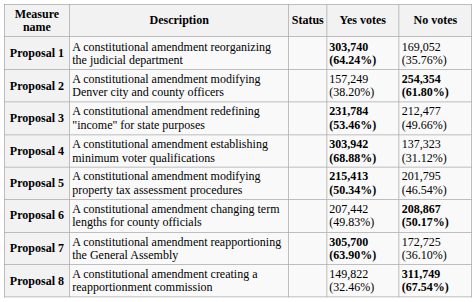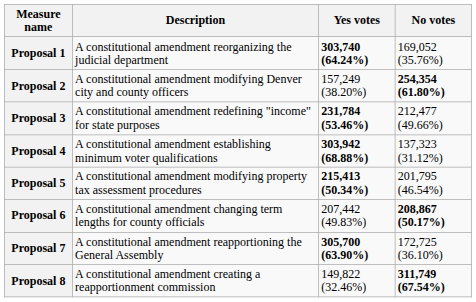- column: (308, 20)
